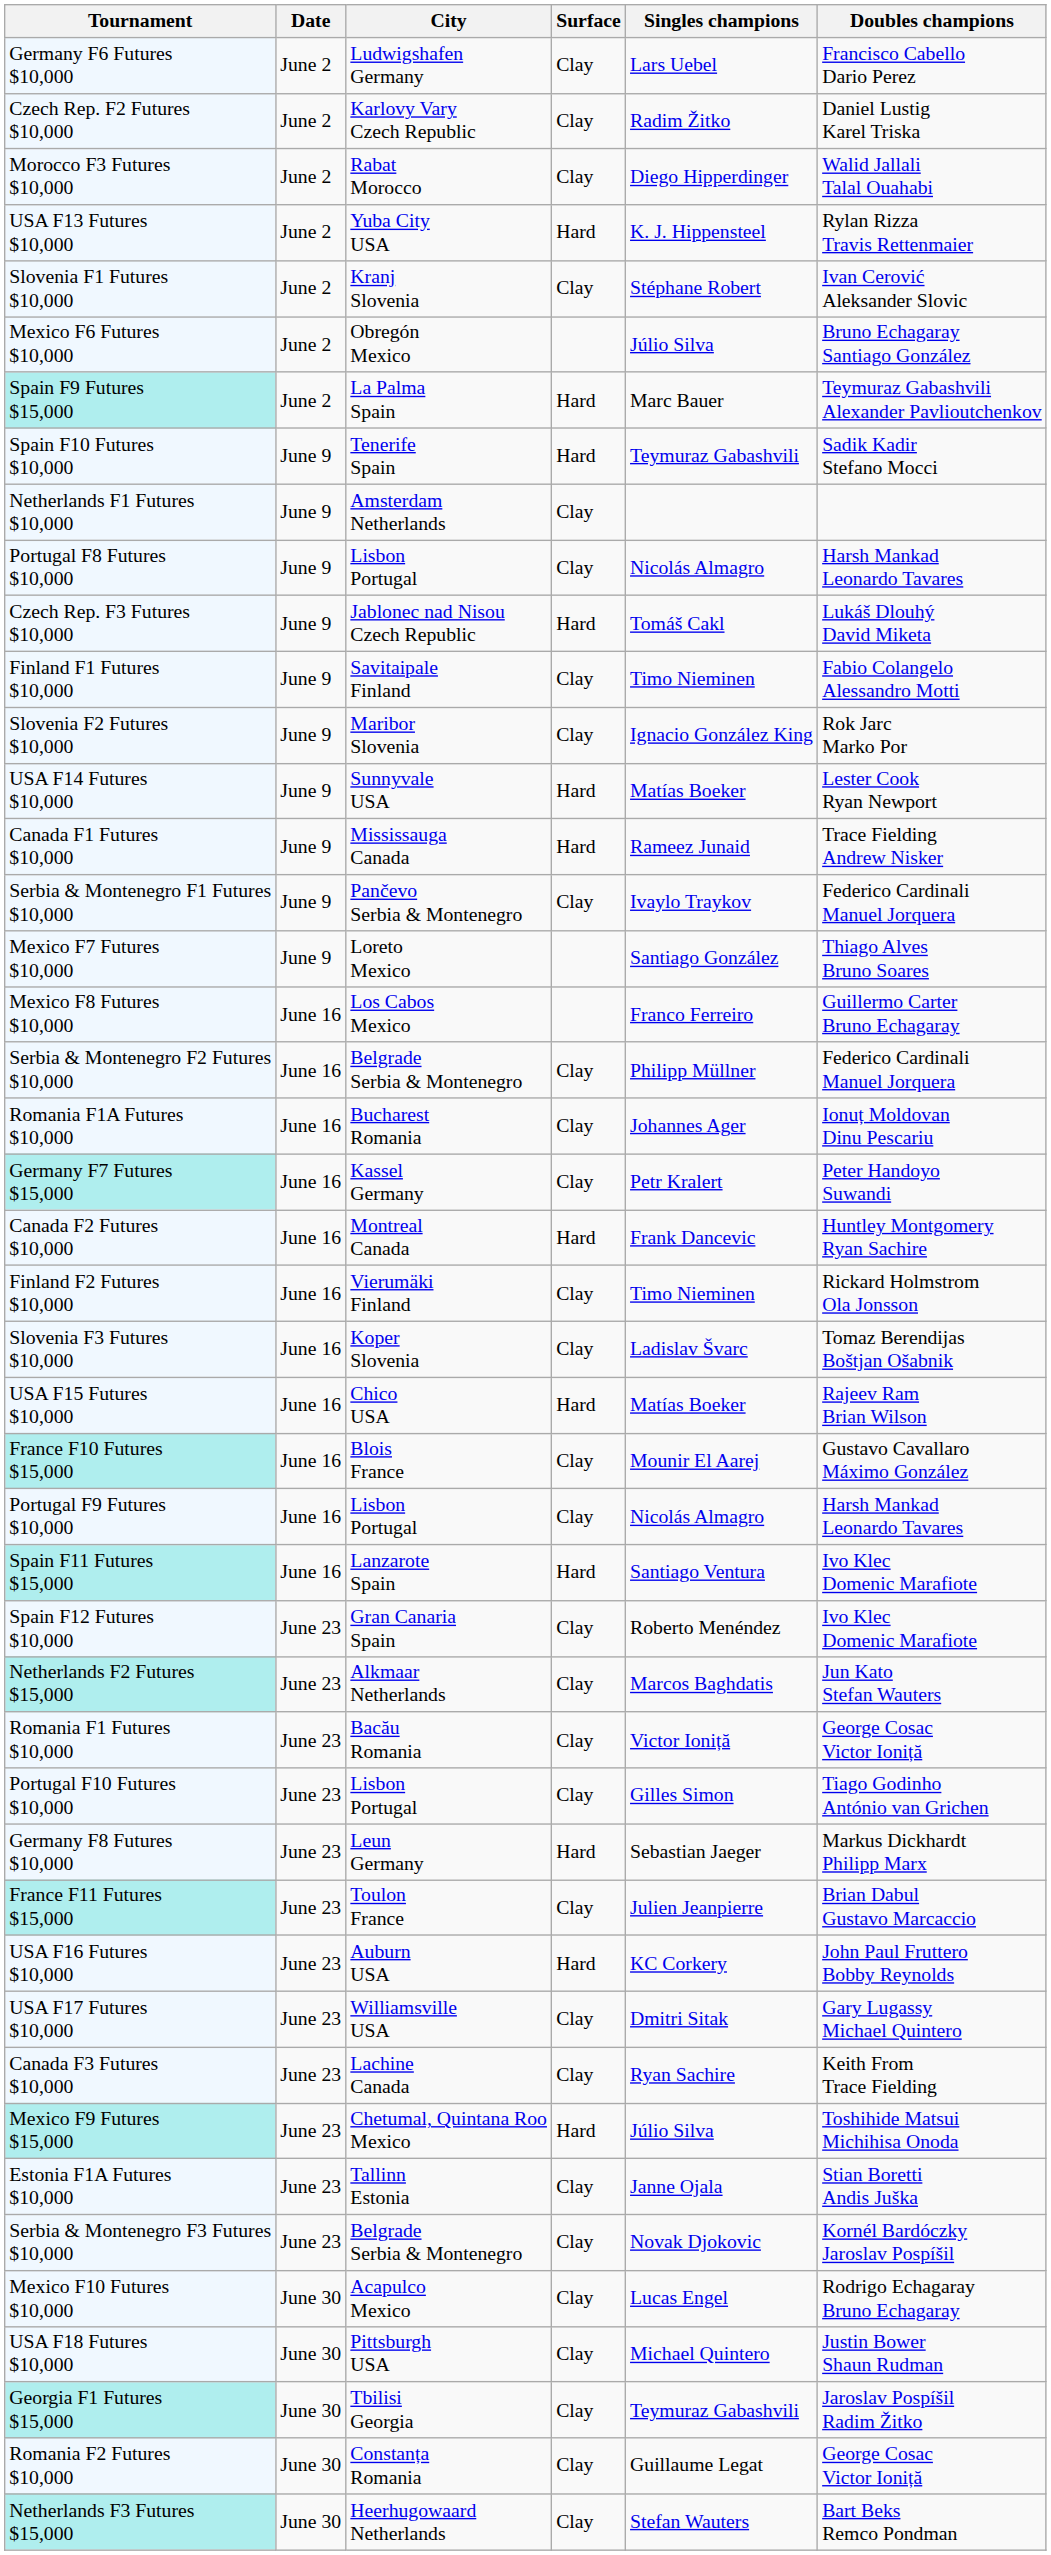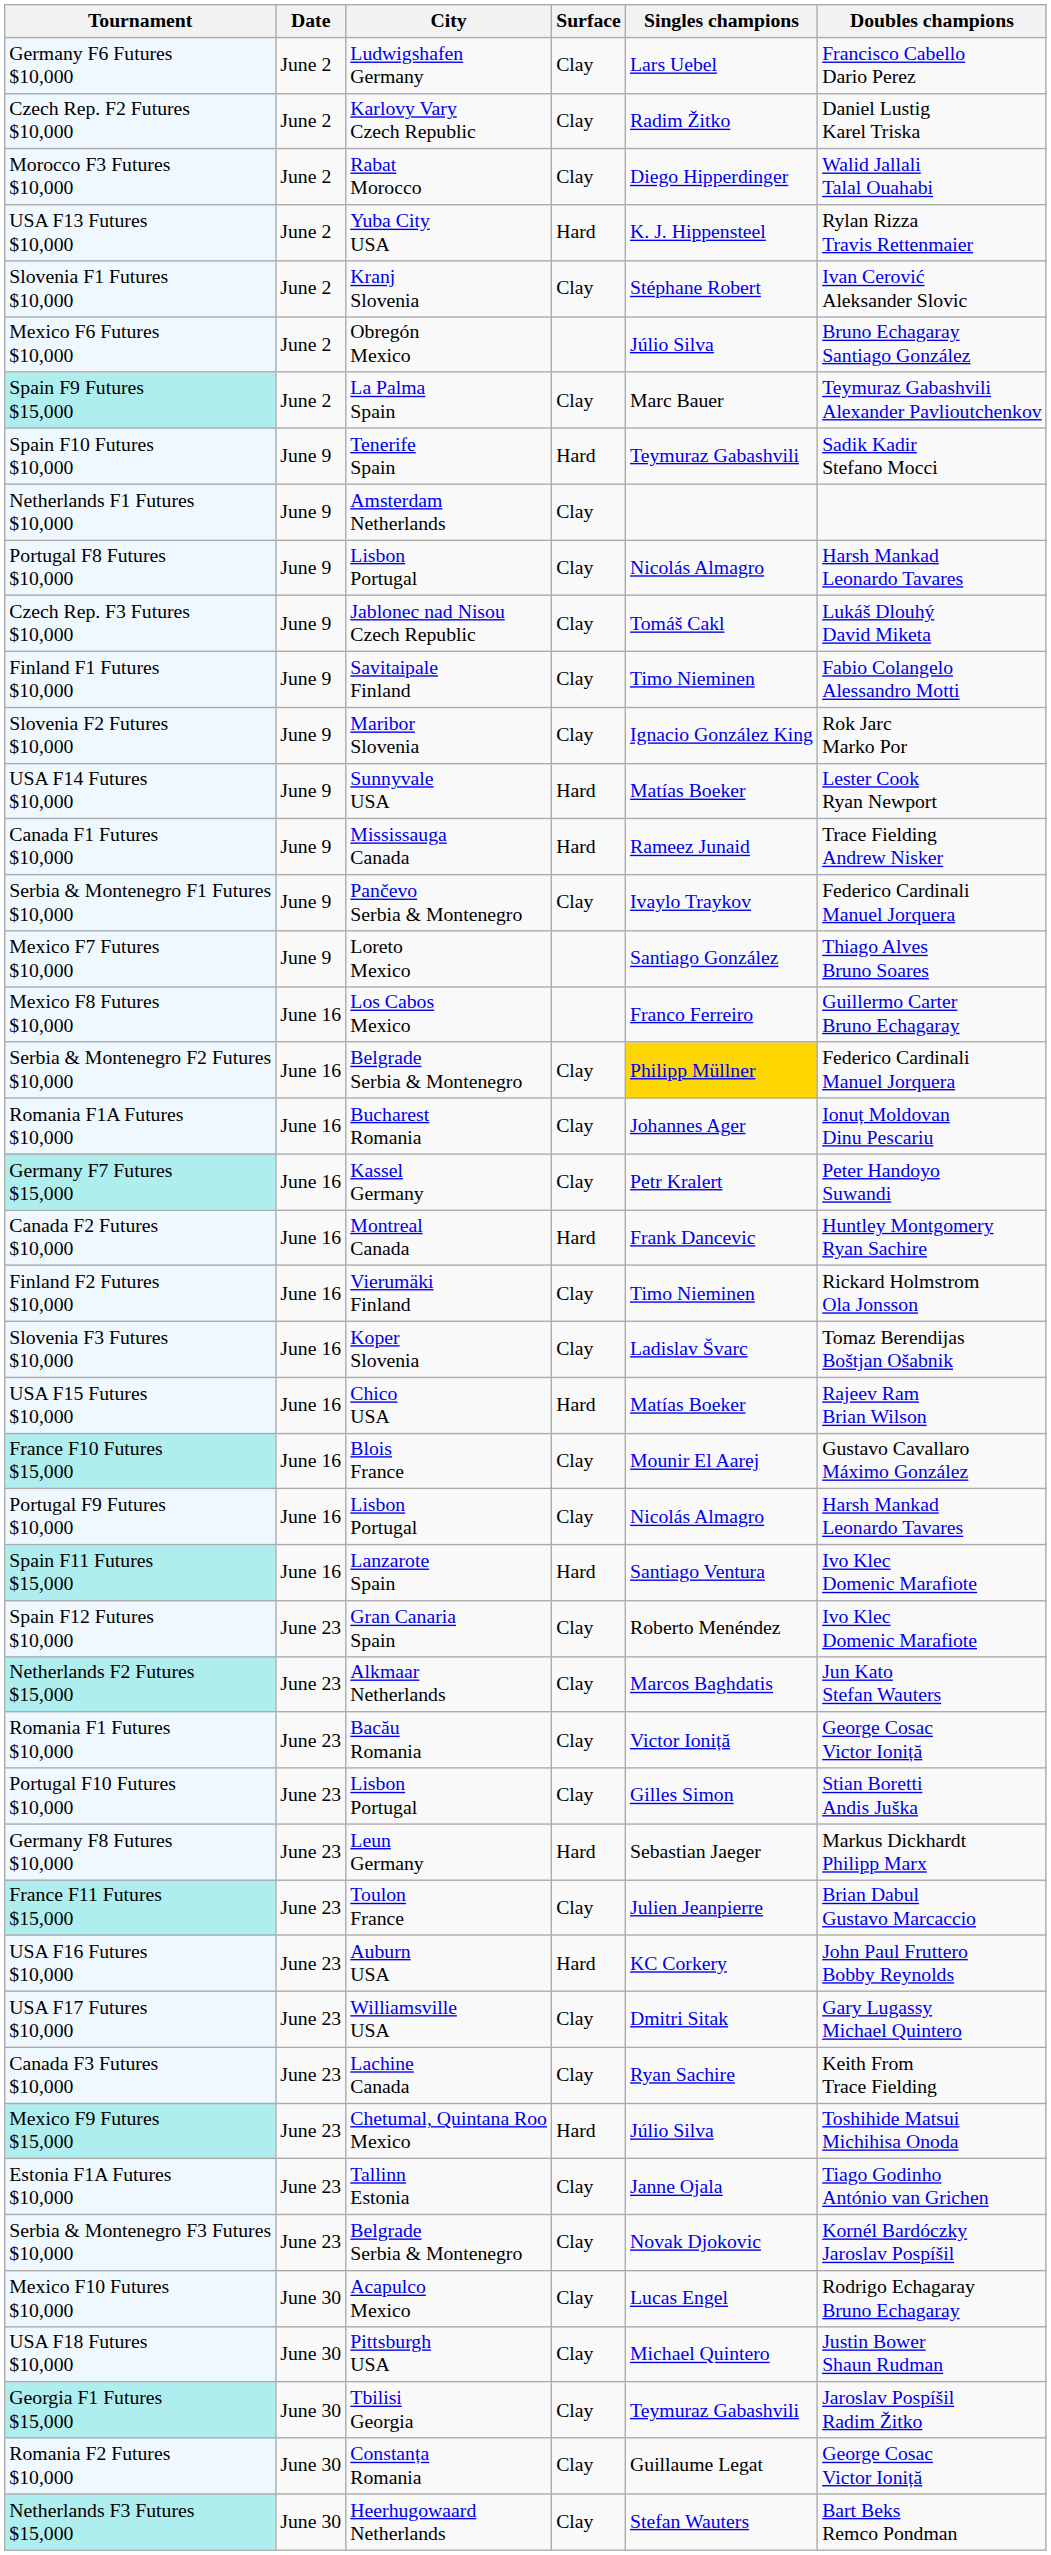(576, 400) Hard -> (575, 400) Clay
(576, 623) Hard -> (575, 623) Clay
(693, 1070) no background -> (693, 1070) gold background
(905, 1795) Tiago Godinho António van Grichen -> (872, 1795) Stian Boretti Andis Juška
(872, 2186) Stian Boretti Andis Juška -> (905, 2186) Tiago Godinho António van Grichen
